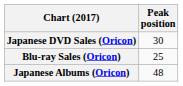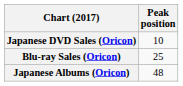(158, 40) 30 -> (158, 40) 10
